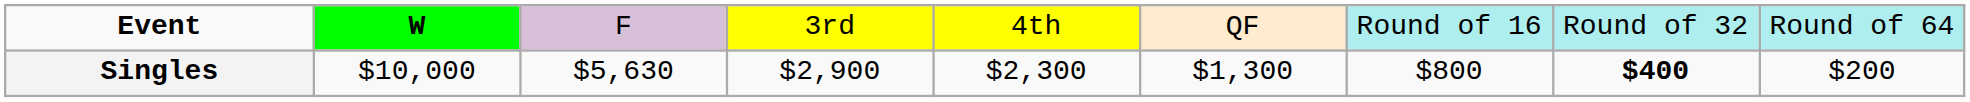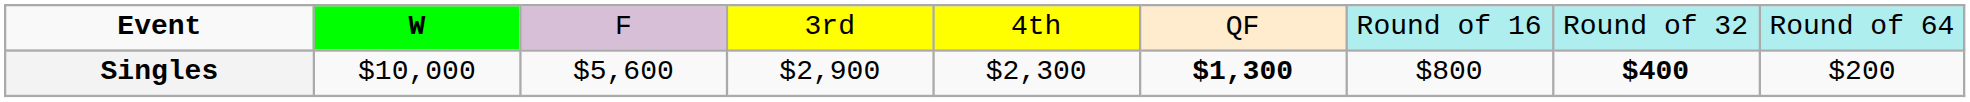(623, 73) $5,630 -> (623, 73) $5,600
(1243, 73) normal -> (1243, 73) bold
